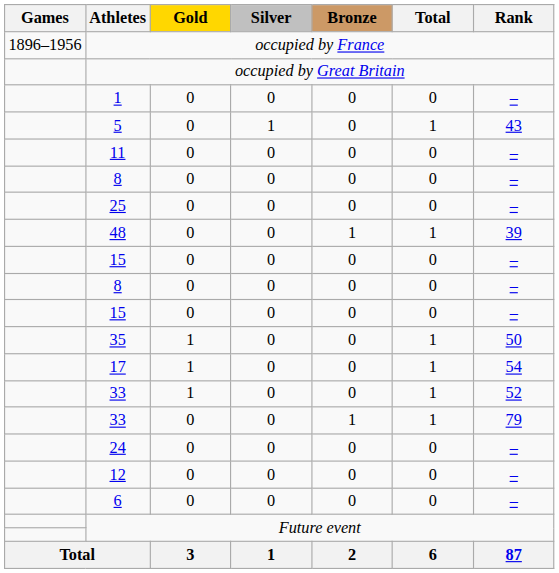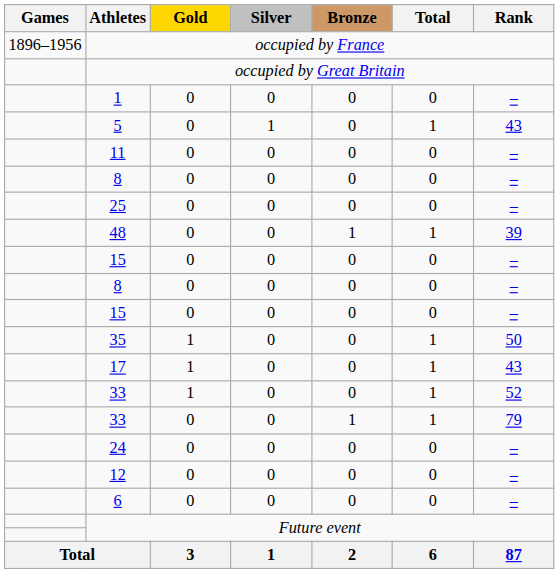(514, 367) 54 -> (514, 367) 43
